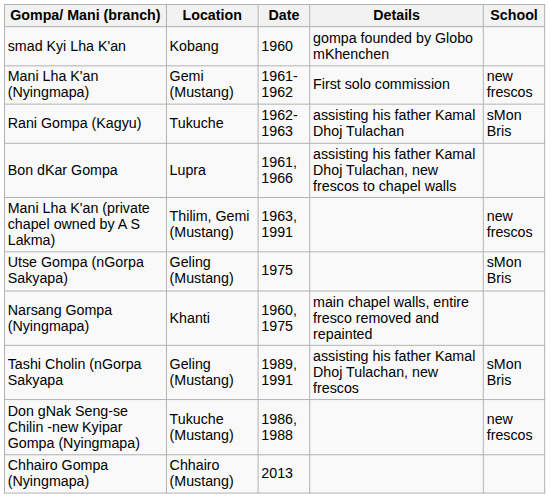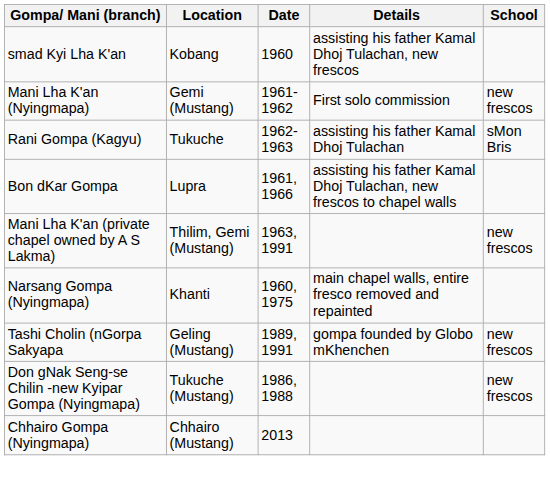(393, 46) gompa founded by Globo mKhenchen -> (394, 54) assisting his father Kamal Dhoj Tulachan, new frescos
- row: (76, 271)
(394, 372) assisting his father Kamal Dhoj Tulachan, new frescos -> (393, 342) gompa founded by Globo mKhenchen
(504, 372) sMon Bris -> (510, 342) new frescos
